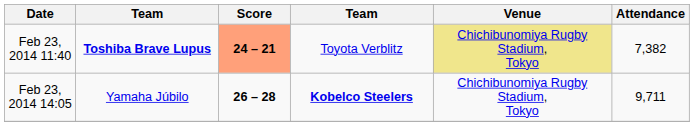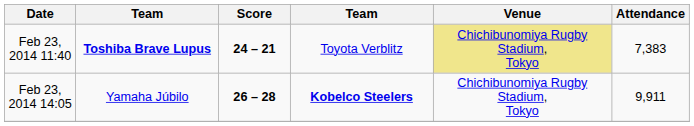(254, 48) lightsalmon background -> (254, 48) no background
(650, 48) 7,382 -> (650, 48) 7,383
(650, 97) 9,711 -> (650, 97) 9,911
